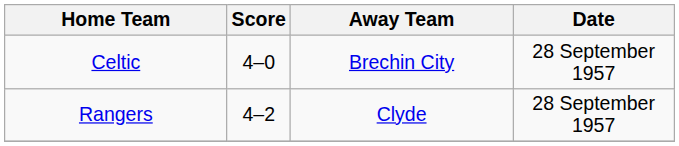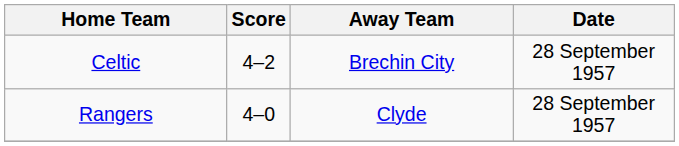(259, 61) 4–0 -> (259, 61) 4–2
(259, 114) 4–2 -> (259, 114) 4–0
